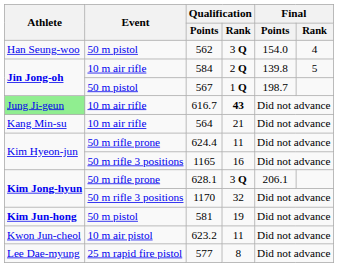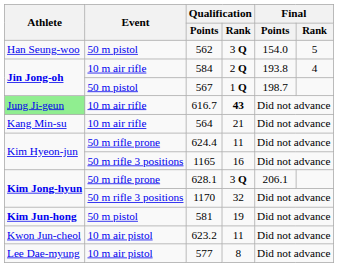(315, 50) 4 -> (315, 50) 5
(275, 68) 139.8 -> (275, 68) 193.8
(315, 68) 5 -> (315, 68) 4
(135, 253) 25 m rapid fire pistol -> (120, 253) 10 m air pistol
